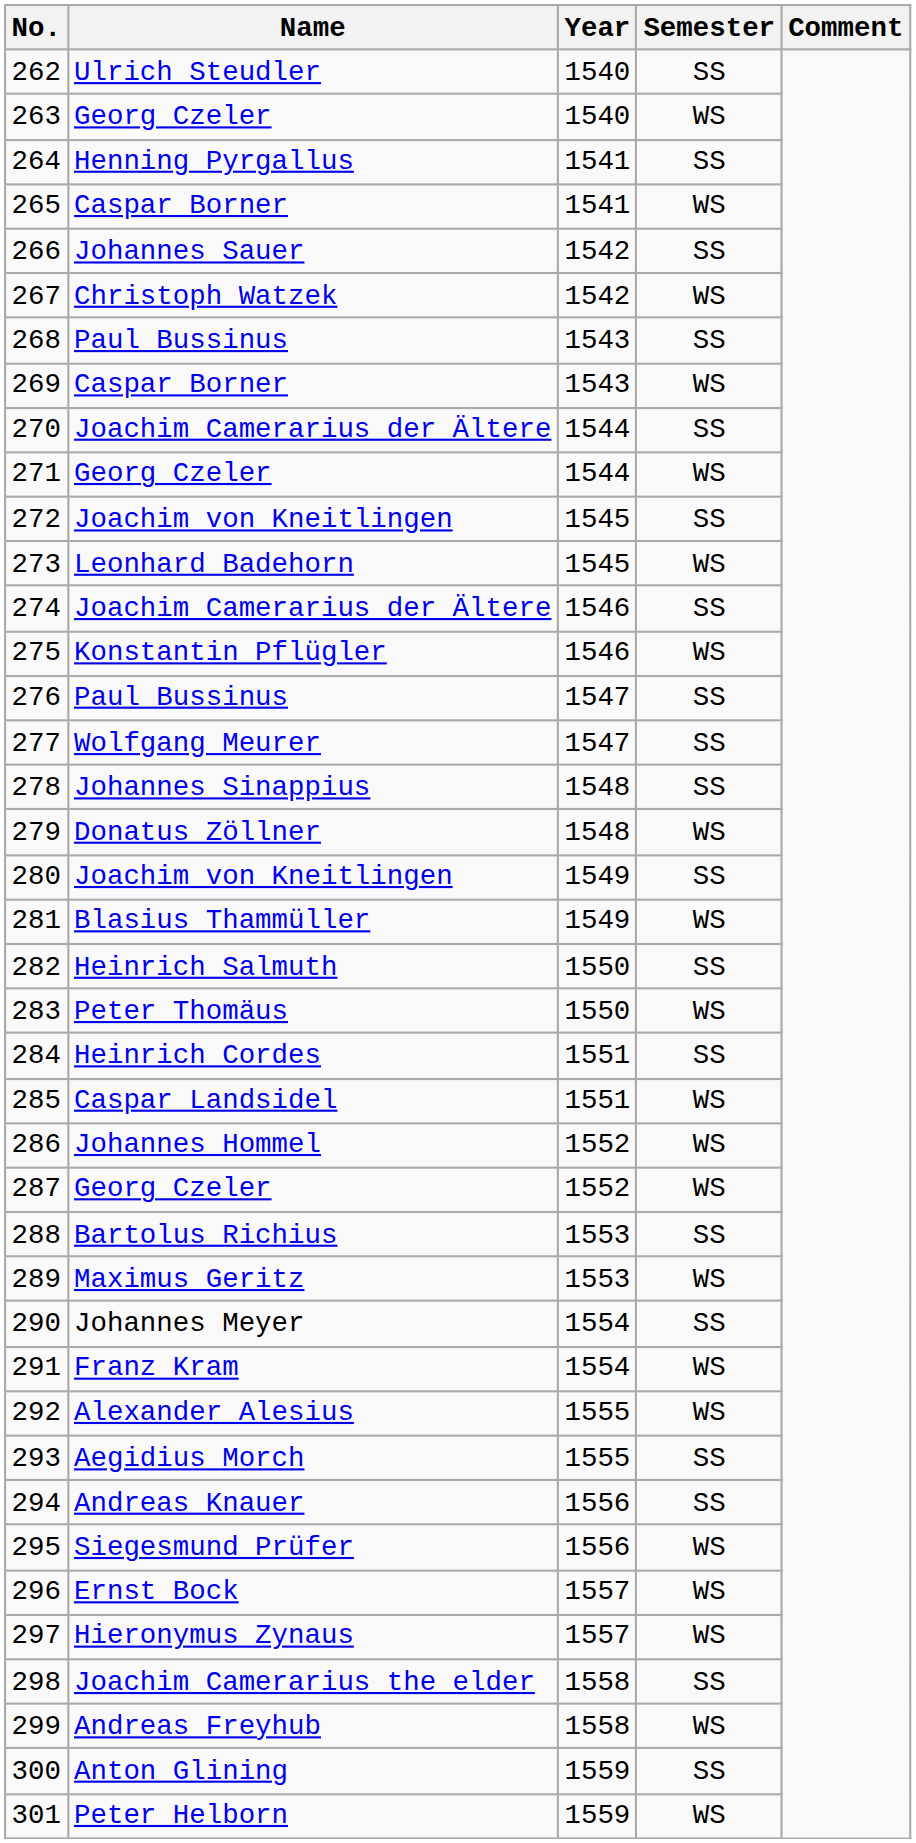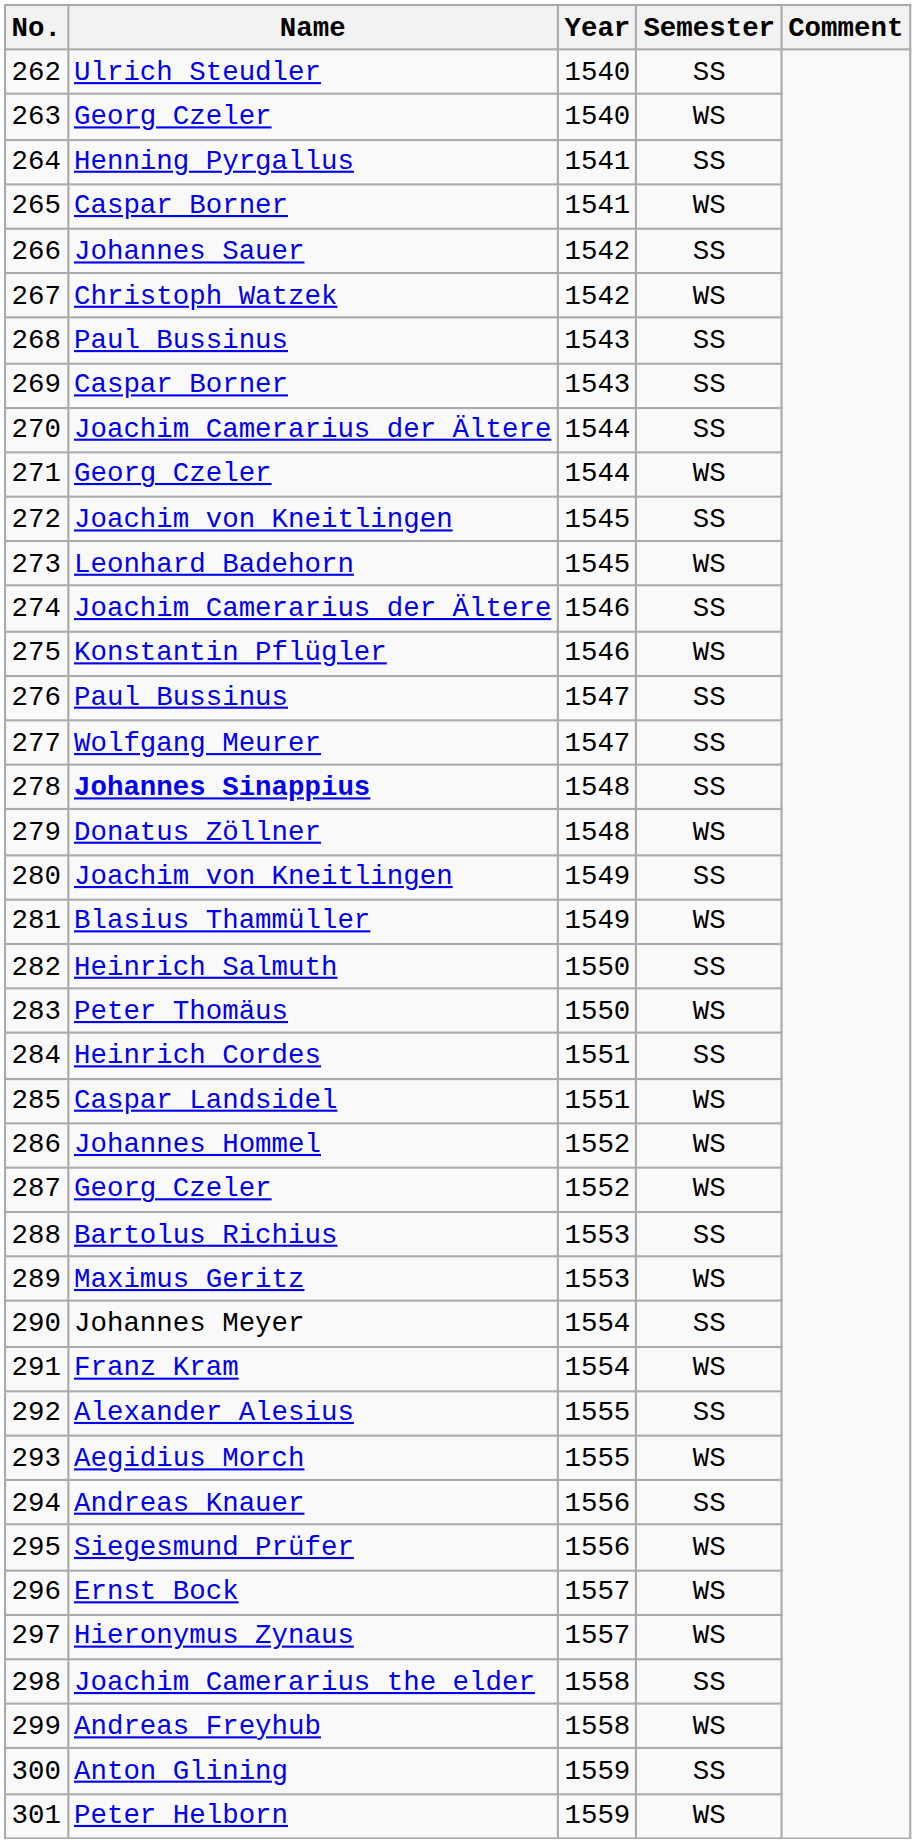(709, 385) WS -> (709, 385) SS
(222, 787) normal -> (222, 787) bold
(709, 1413) WS -> (709, 1413) SS
(709, 1458) SS -> (709, 1458) WS
